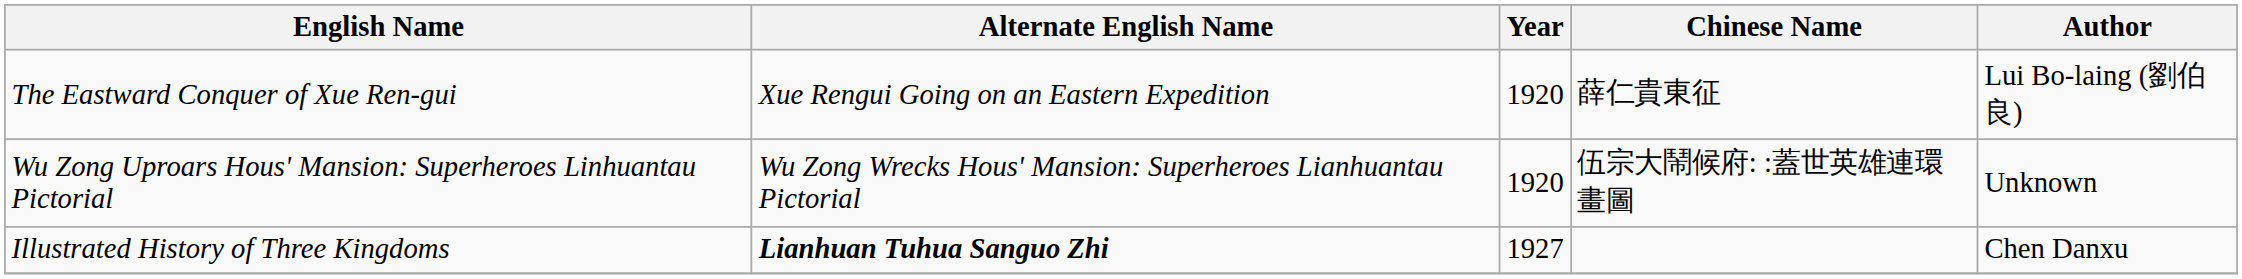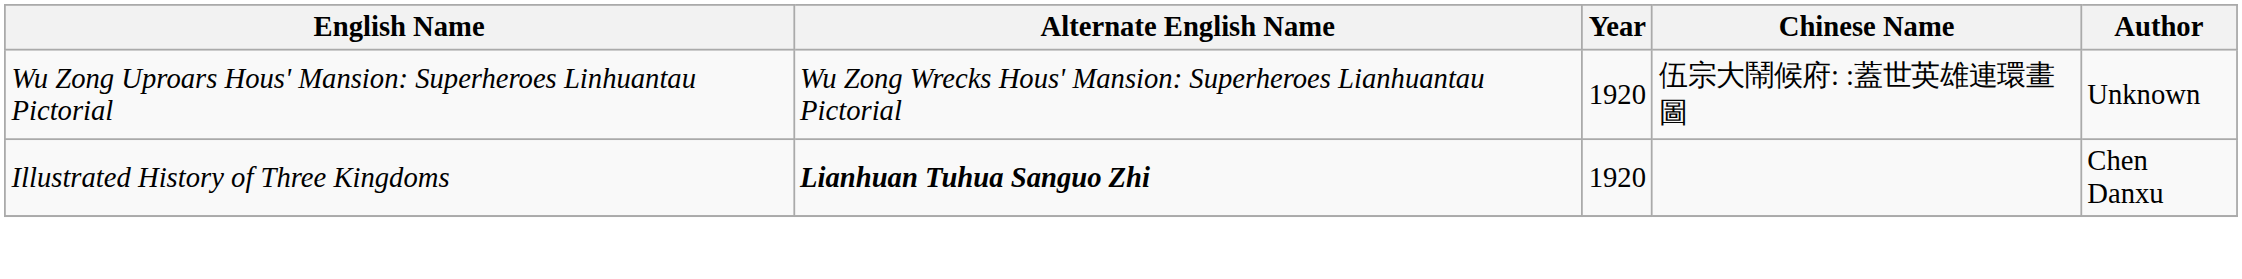- row: (234, 94)
(1535, 249) 1927 -> (1617, 177) 1920
